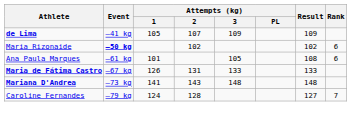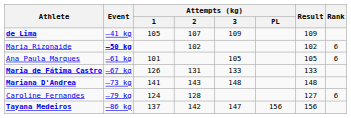(311, 58) 108 -> (311, 58) 105
(336, 95) 7 -> (336, 95) 6
+ row: (39, 107)
